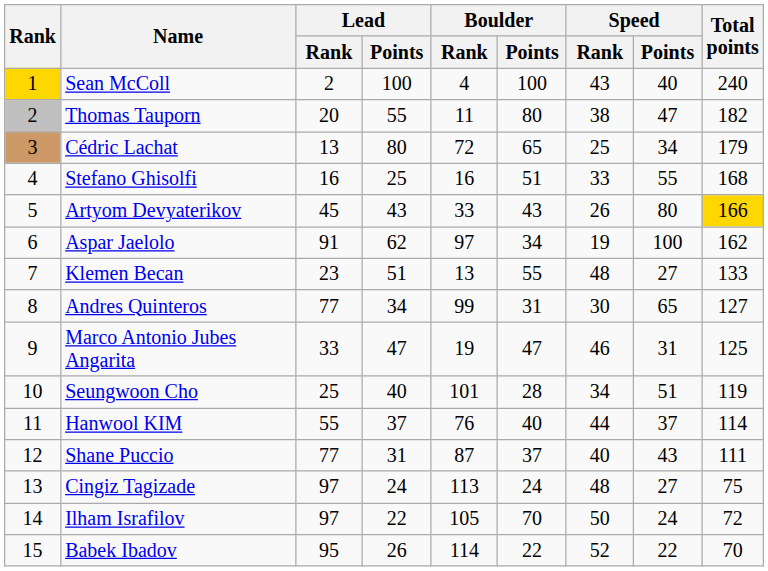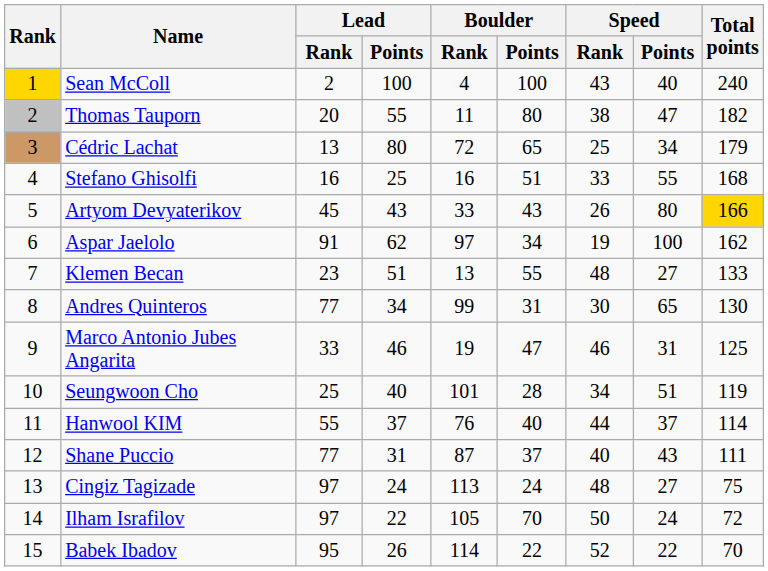(733, 305) 127 -> (733, 305) 130
(397, 348) 47 -> (397, 348) 46
